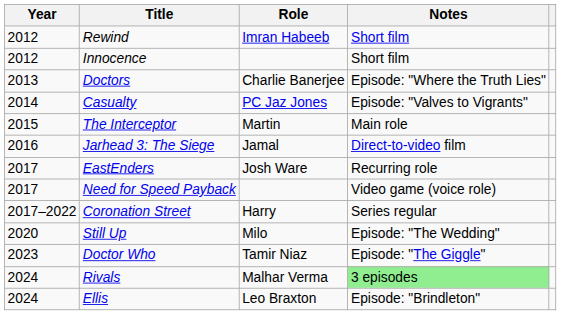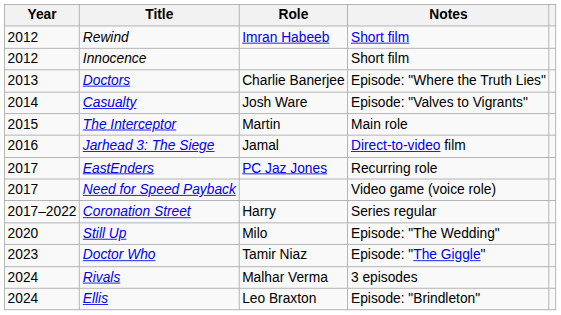(285, 102) PC Jaz Jones -> (275, 102) Josh Ware
(275, 168) Josh Ware -> (285, 168) PC Jaz Jones
(384, 277) lightgreen background -> (384, 277) no background
